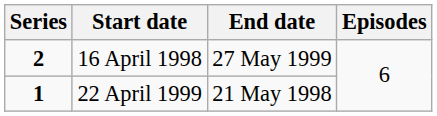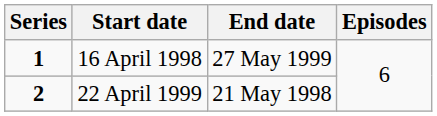(38, 57) 2 -> (38, 57) 1
(38, 93) 1 -> (38, 93) 2
